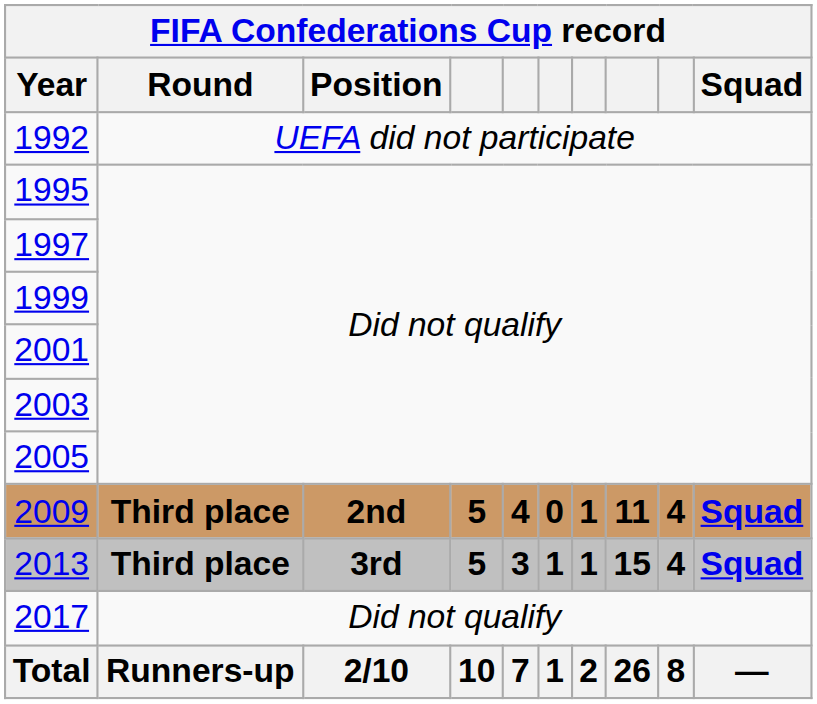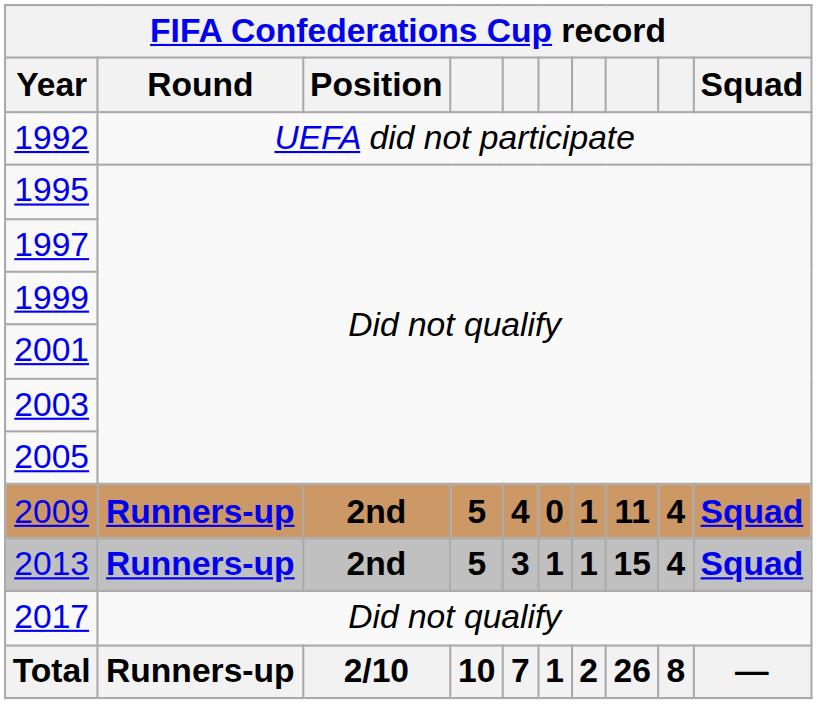(200, 510) Third place -> (200, 510) Runners-up
(200, 564) Third place -> (200, 564) Runners-up
(376, 564) 3rd -> (376, 564) 2nd
